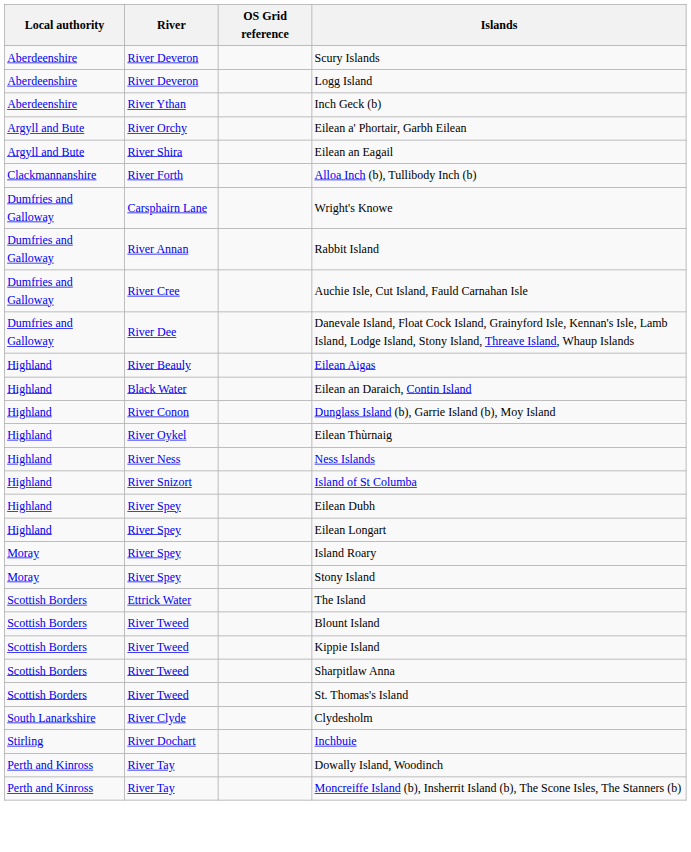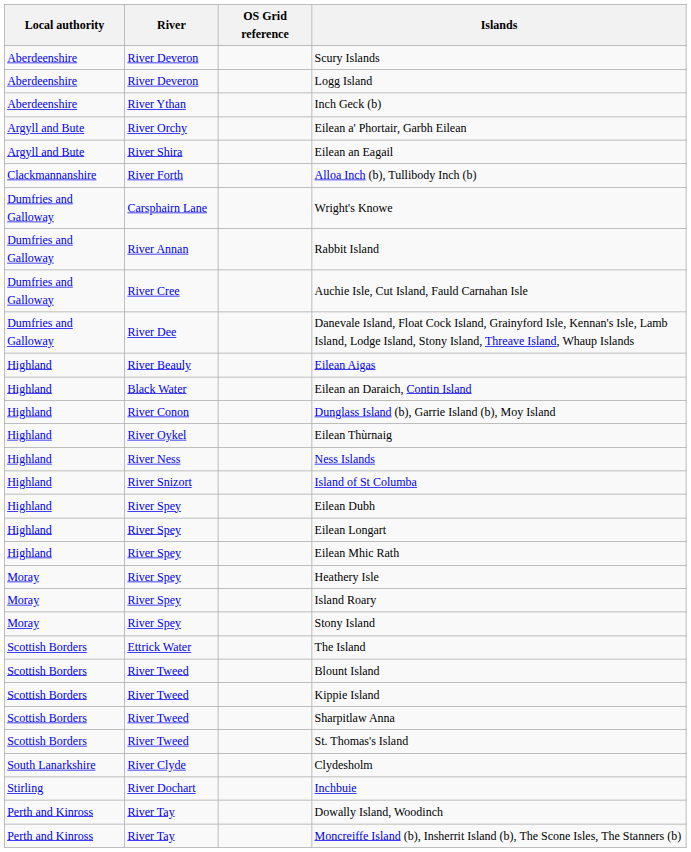+ row: (357, 553)
+ row: (347, 576)
